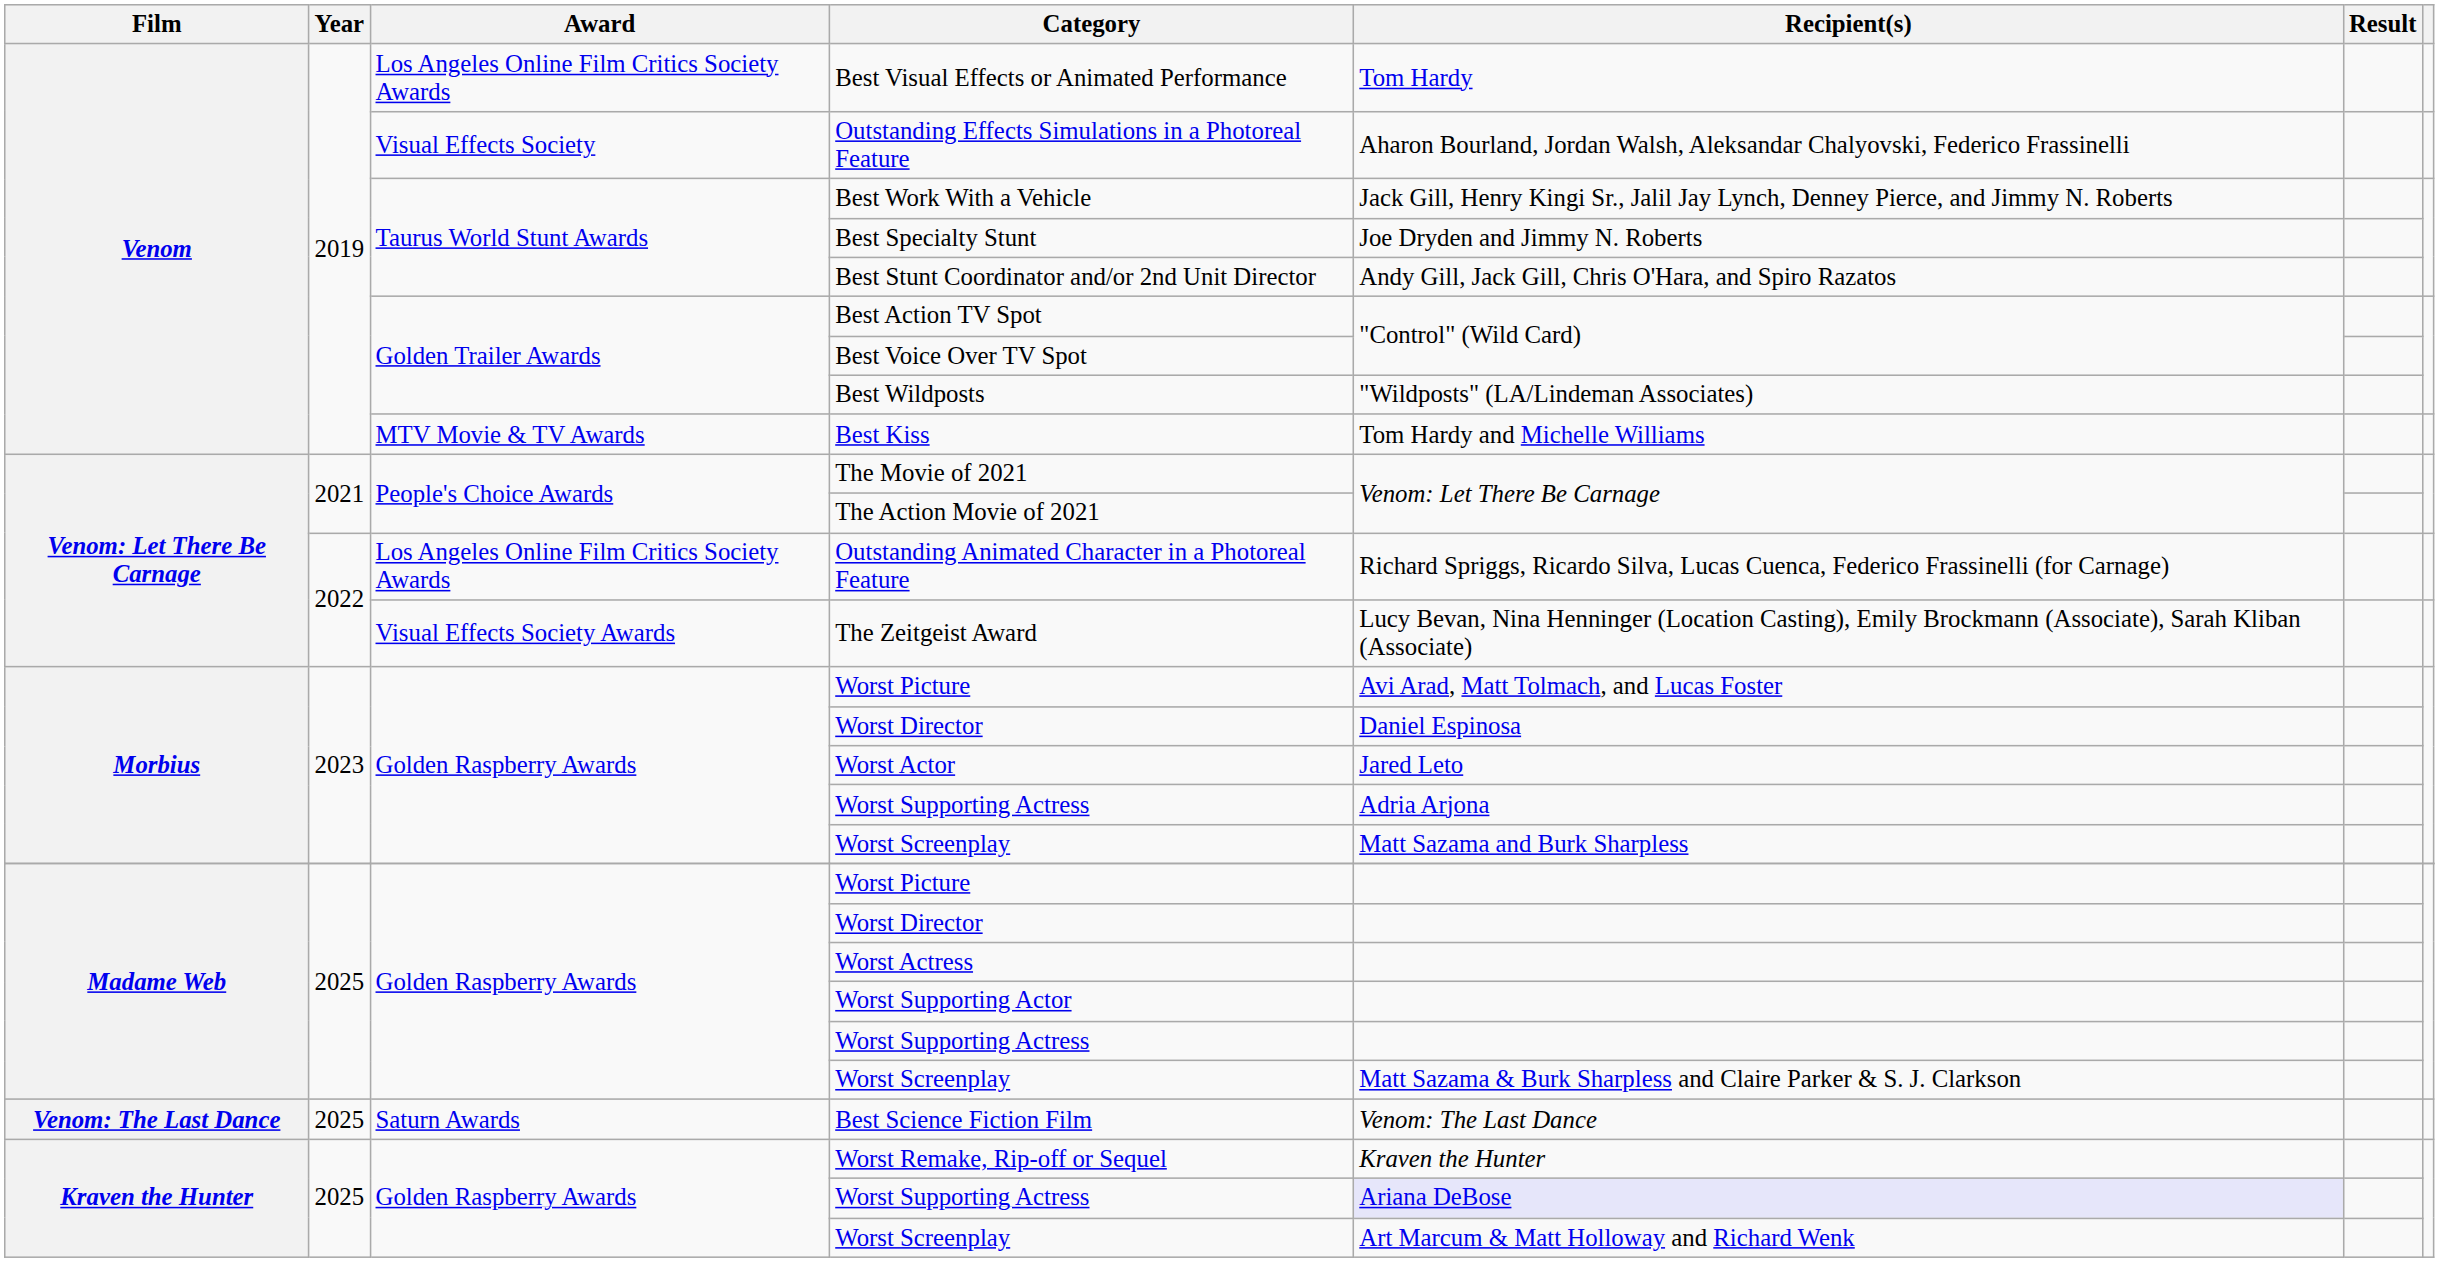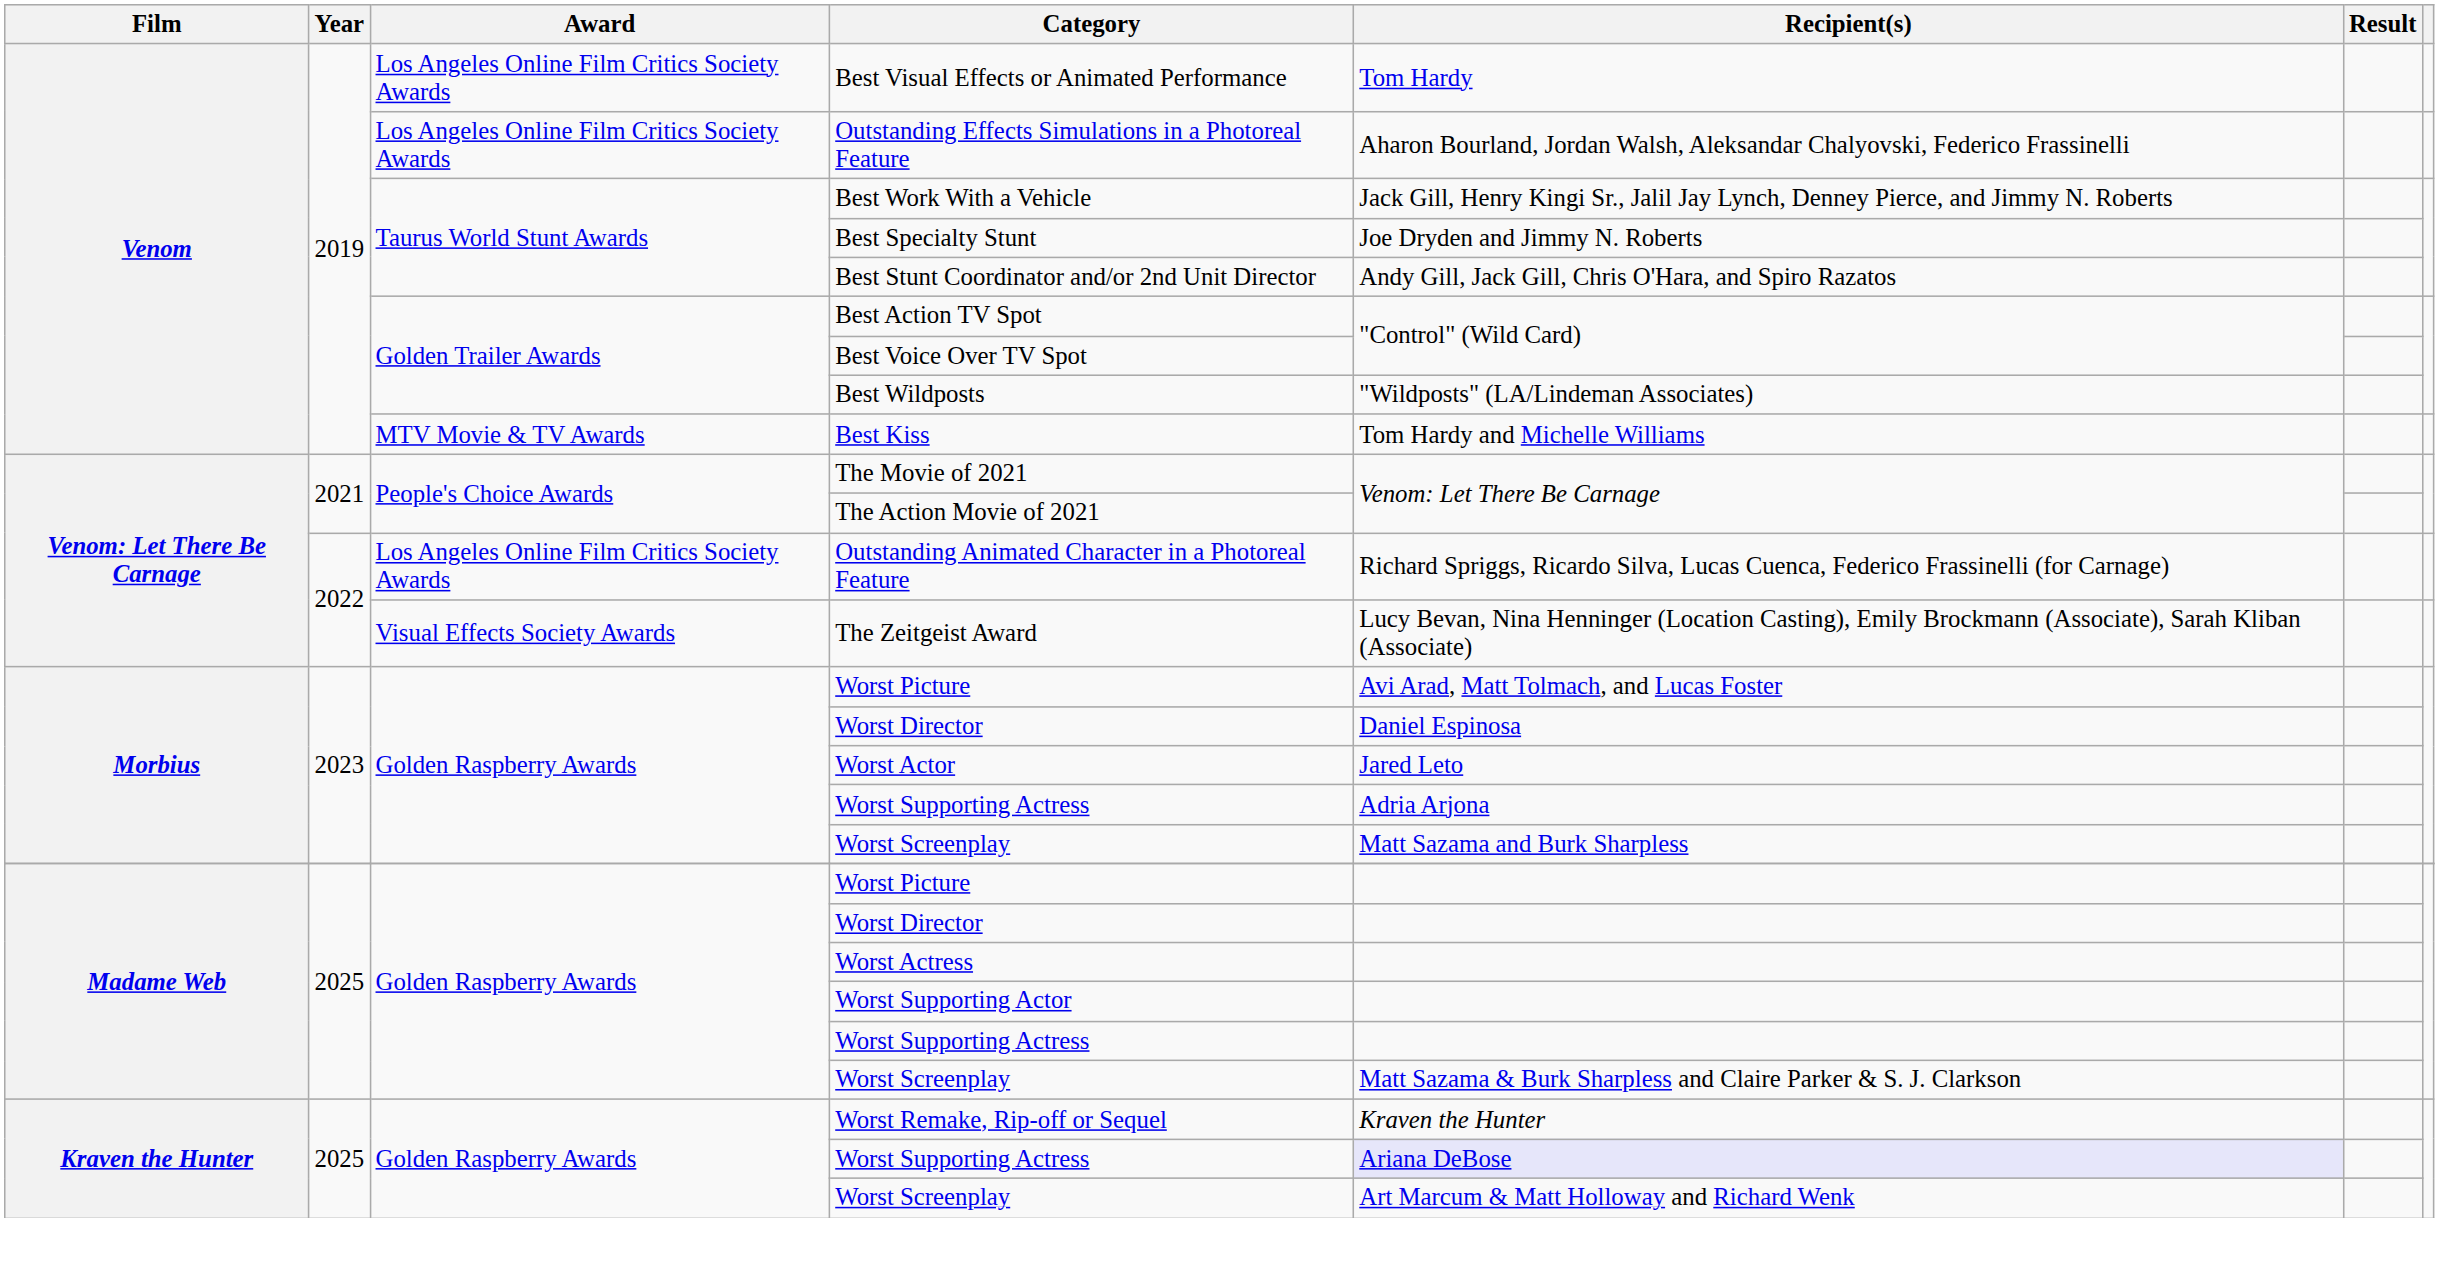(485, 144) Visual Effects Society -> (577, 144) Los Angeles Online Film Critics Society Awards
- row: (157, 1119)
